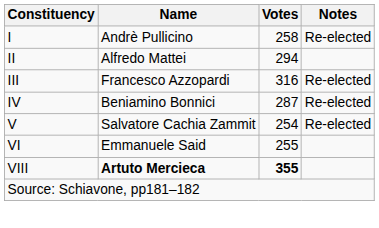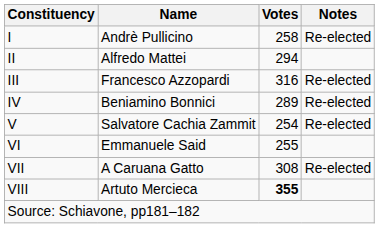(287, 102) 287 -> (287, 102) 289
+ row: (16, 168)
(153, 168) bold -> (149, 189) normal
